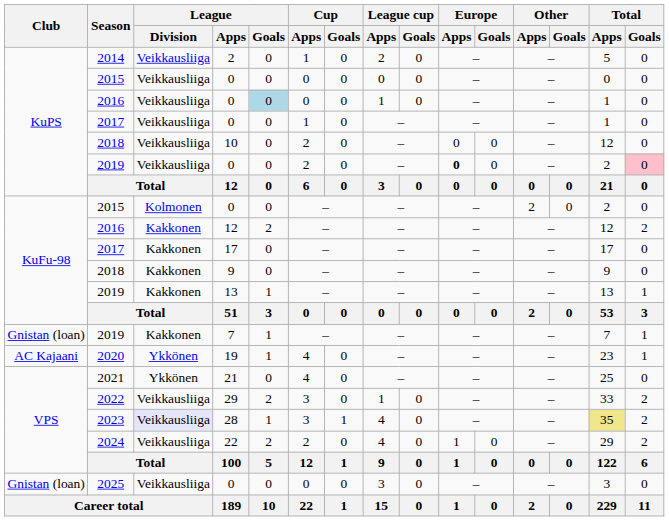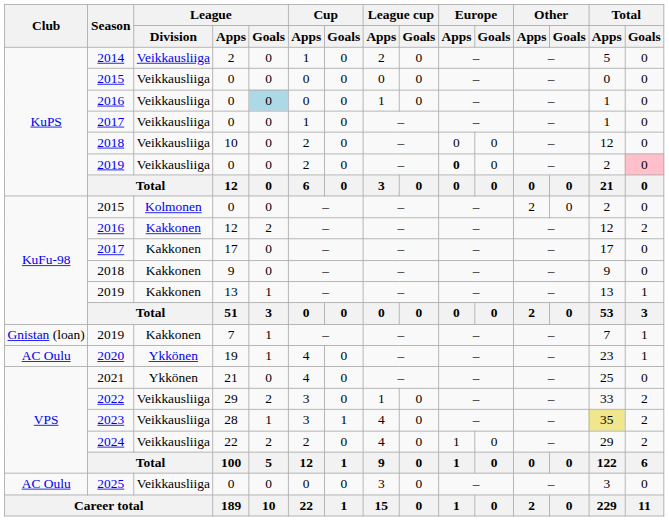(46, 356) AC Kajaani -> (46, 356) AC Oulu
(173, 420) lavender background -> (173, 420) no background
(46, 484) Gnistan (loan) -> (46, 484) AC Oulu
